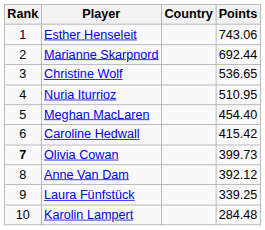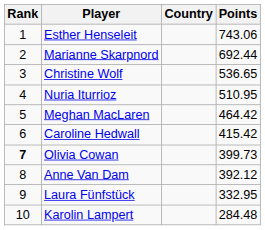(238, 114) 454.40 -> (238, 114) 464.42
(238, 194) 339.25 -> (238, 194) 332.95
